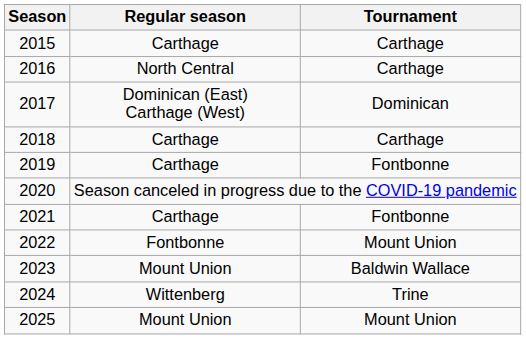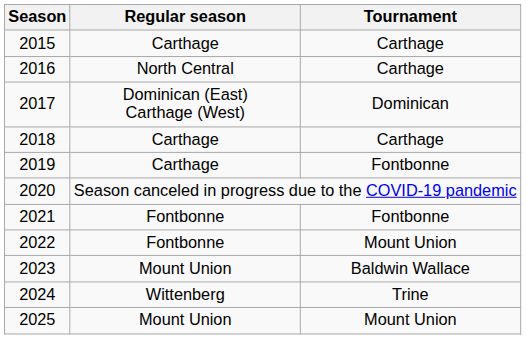(185, 216) Carthage -> (185, 216) Fontbonne
